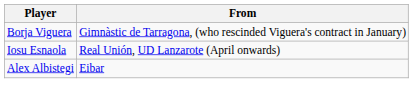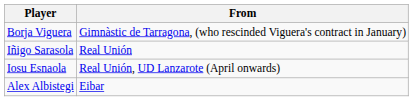+ row: (40, 50)
